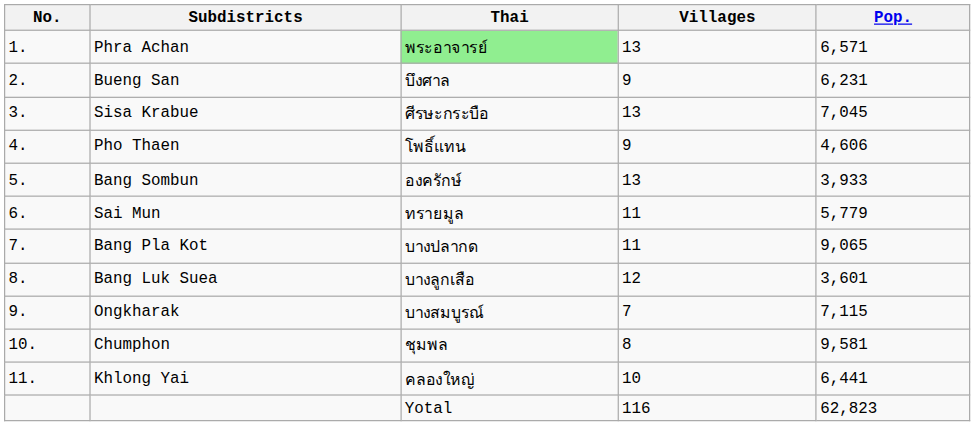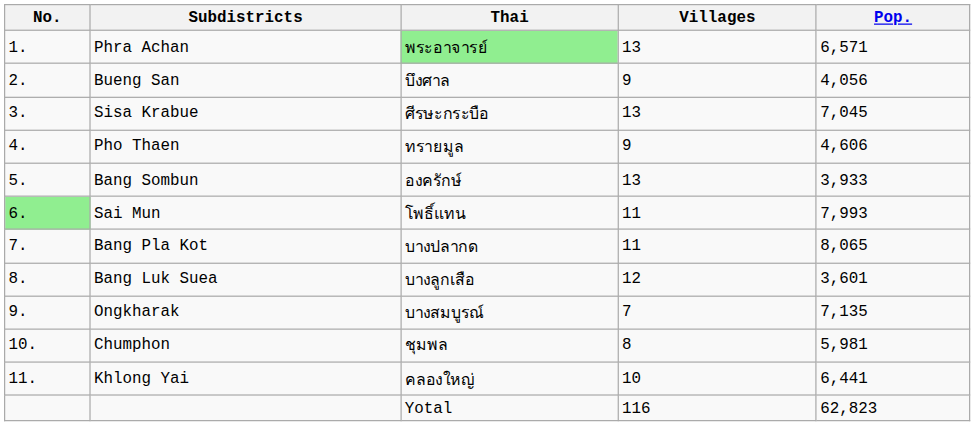(844, 80) 6,231 -> (844, 80) 4,056
(435, 148) โพธิ์แทน -> (434, 148) ทรายมูล
(18, 213) no background -> (18, 213) lightgreen background
(434, 214) ทรายมูล -> (435, 214) โพธิ์แทน
(844, 213) 5,779 -> (844, 213) 7,993
(844, 246) 9,065 -> (844, 246) 8,065
(844, 312) 7,115 -> (844, 312) 7,135
(844, 346) 9,581 -> (844, 346) 5,981
